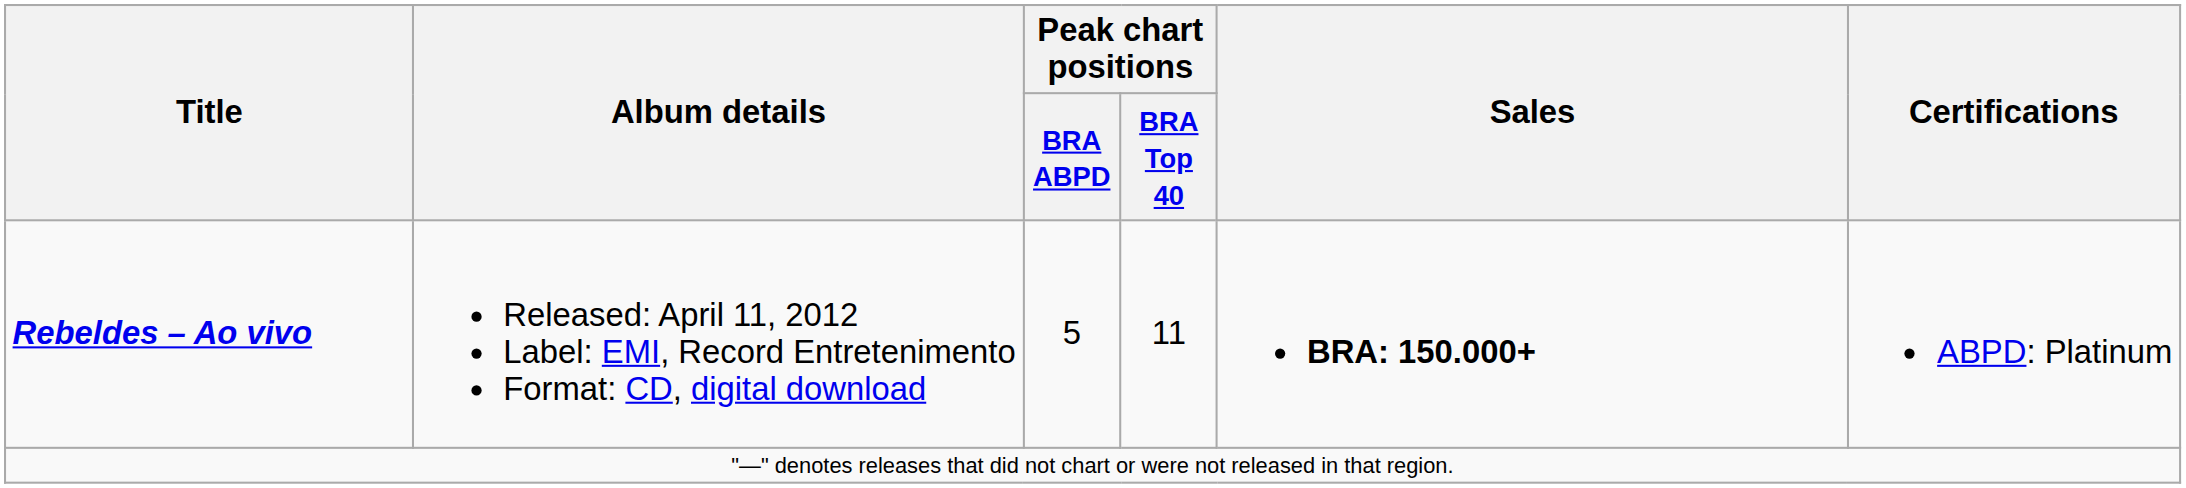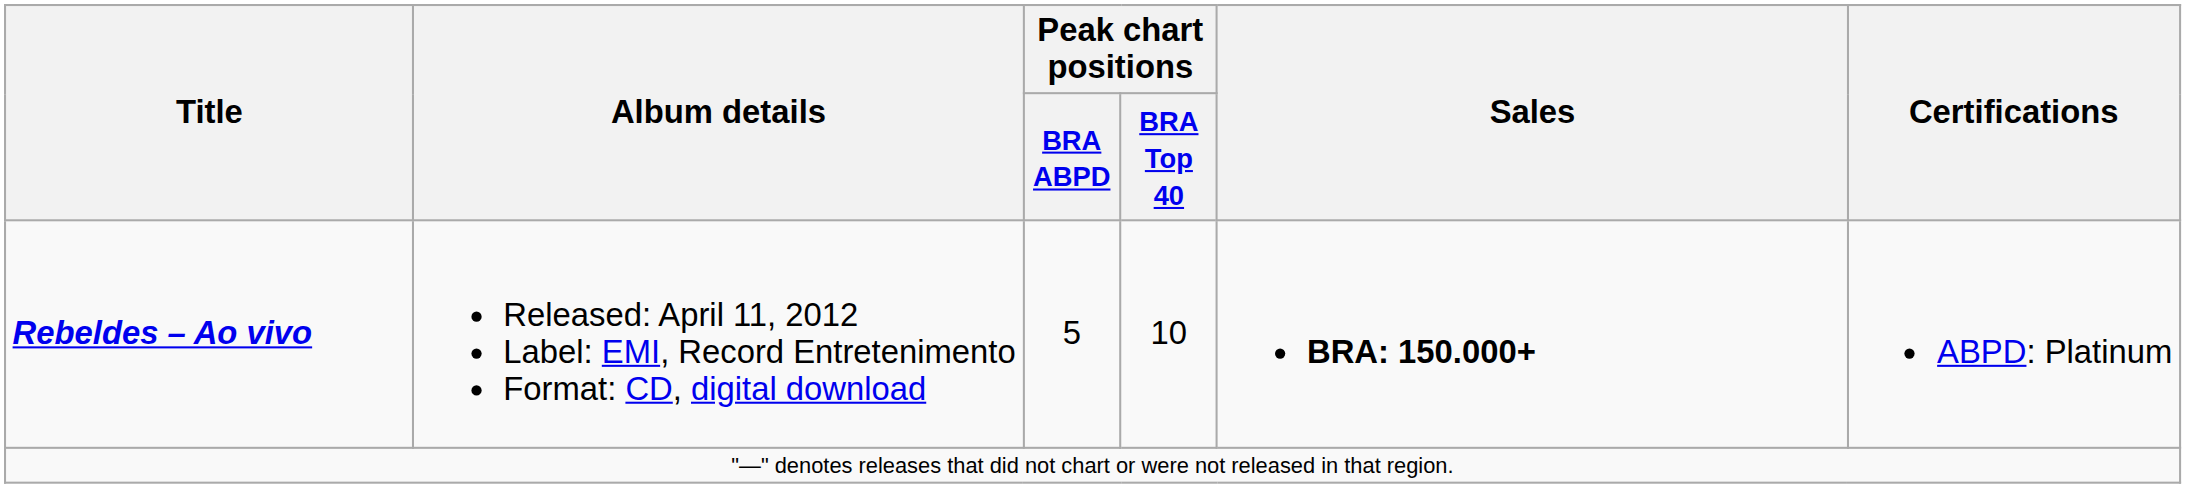(1169, 333) 11 -> (1169, 333) 10
